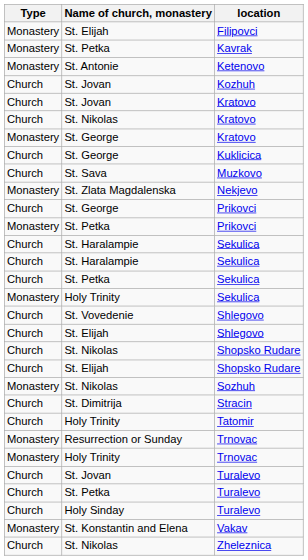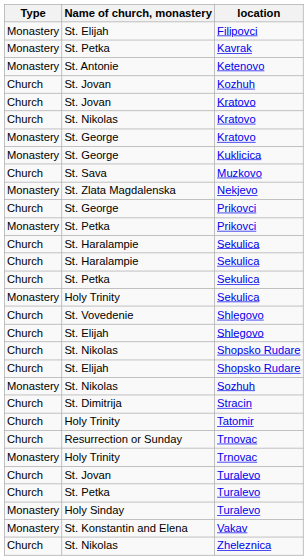(25, 155) Church -> (33, 155) Monastery
(33, 439) Monastery -> (25, 439) Church
(25, 510) Church -> (33, 510) Monastery
